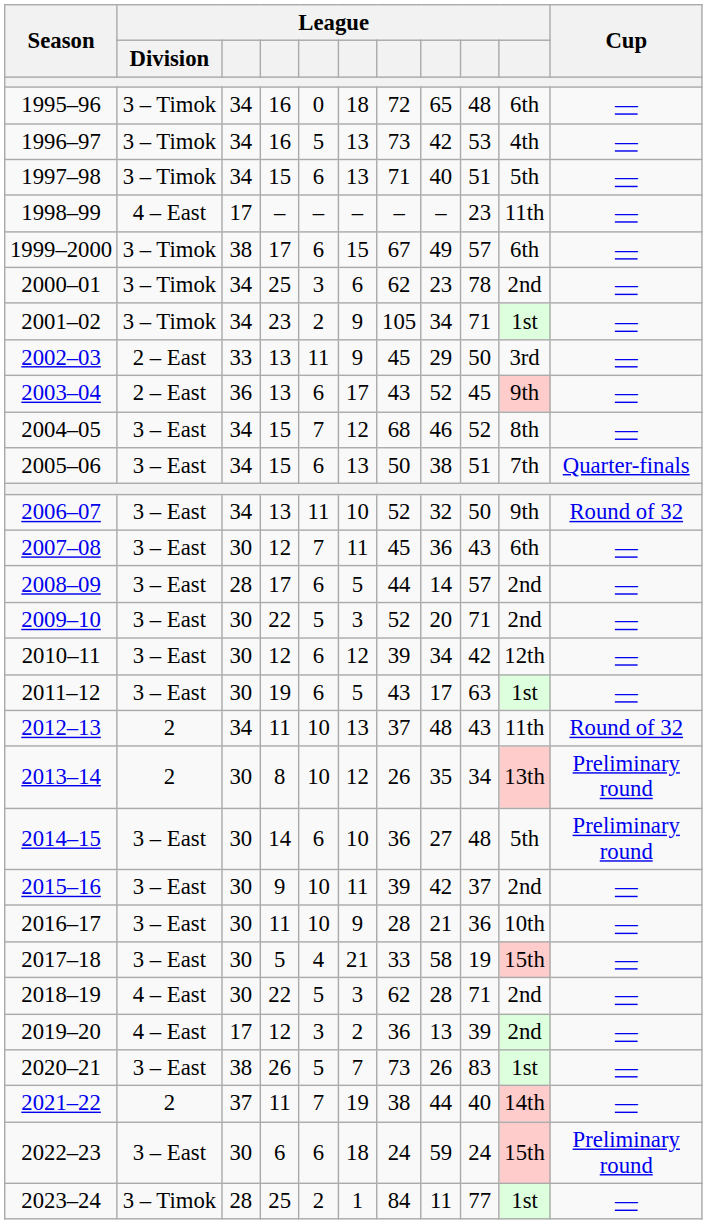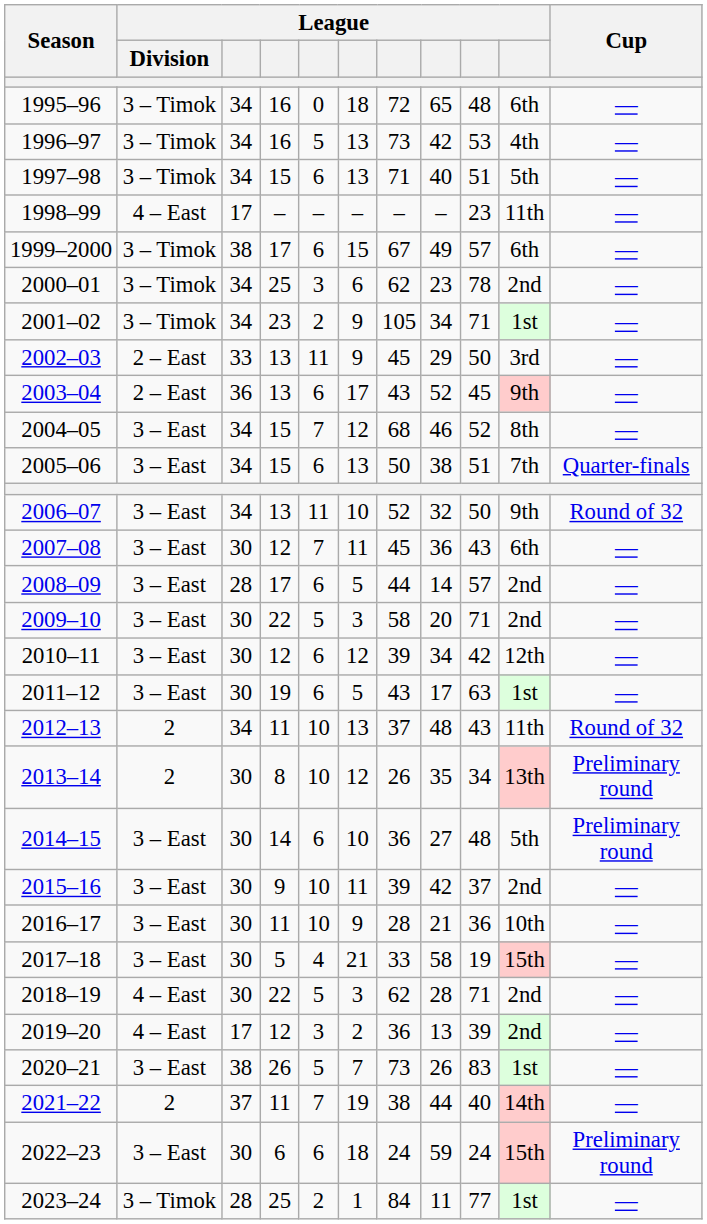(399, 619) 52 -> (399, 619) 58
